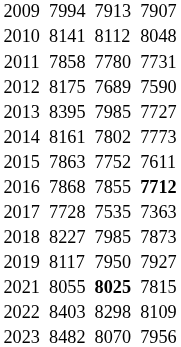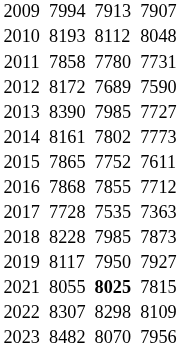(67, 36) 8141 -> (67, 36) 8193
(67, 86) 8175 -> (67, 86) 8172
(67, 111) 8395 -> (67, 111) 8390
(67, 162) 7863 -> (67, 162) 7865
(158, 187) bold -> (158, 187) normal
(67, 237) 8227 -> (67, 237) 8228
(67, 312) 8403 -> (67, 312) 8307
